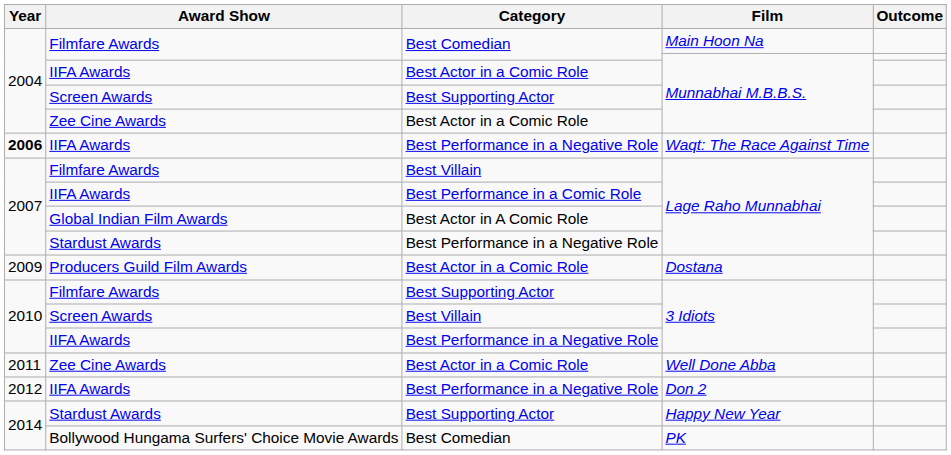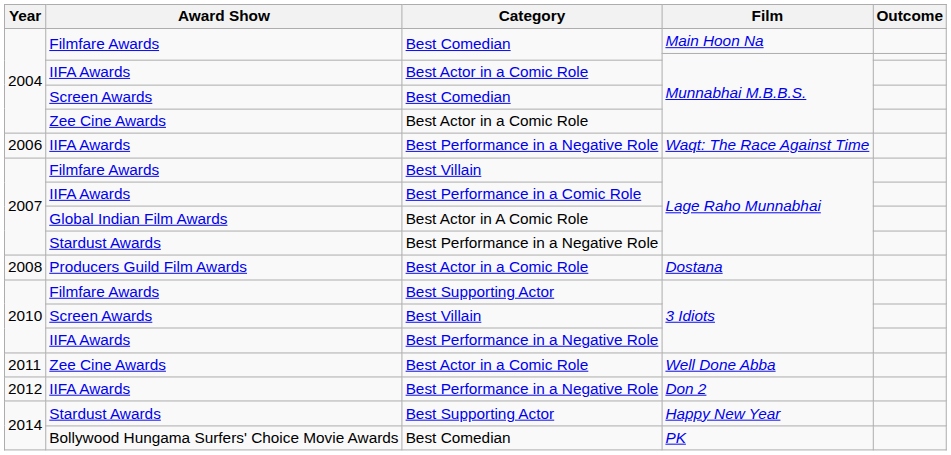(480, 96) Best Supporting Actor -> (458, 96) Best Comedian
(25, 145) bold -> (25, 145) normal
(25, 267) 2009 -> (25, 267) 2008
